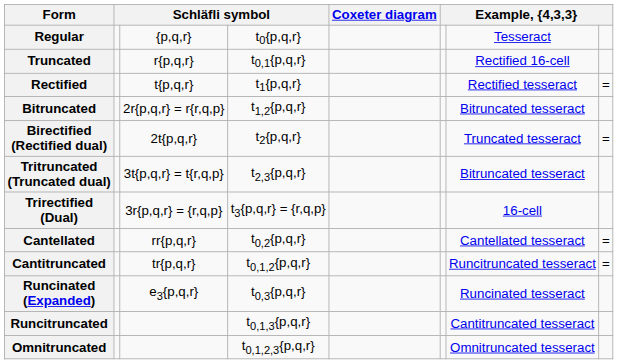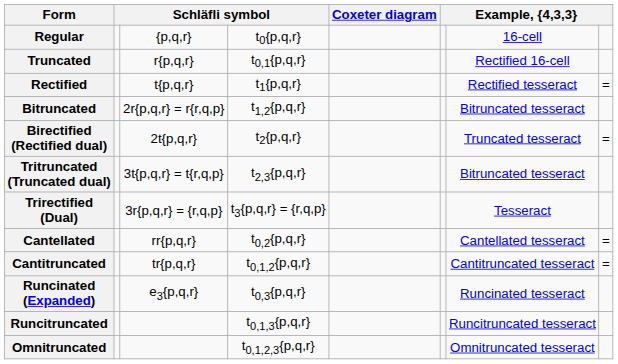(522, 37) Tesseract -> (522, 37) 16-cell
(522, 210) 16-cell -> (522, 210) Tesseract
(522, 263) Runcitruncated tesseract -> (522, 263) Cantitruncated tesseract
(522, 323) Cantitruncated tesseract -> (522, 323) Runcitruncated tesseract
